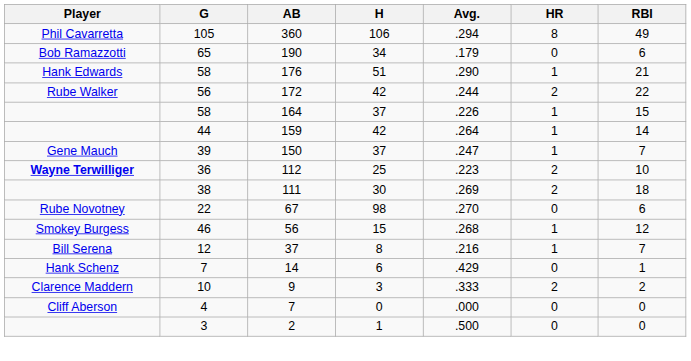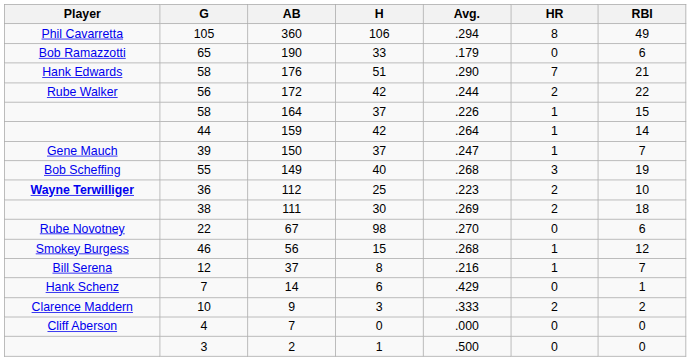(379, 53) 34 -> (379, 53) 33
(555, 72) 1 -> (555, 72) 7
+ row: (292, 170)
